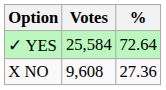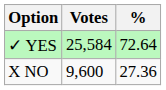(85, 71) 9,608 -> (85, 71) 9,600
